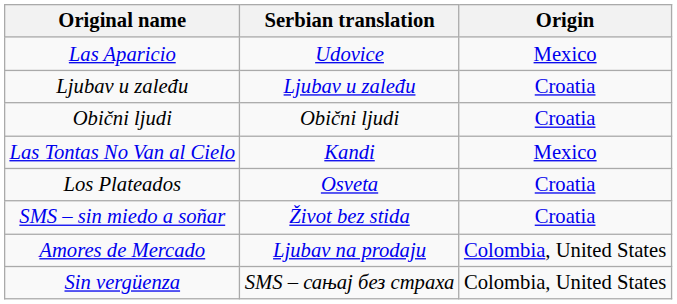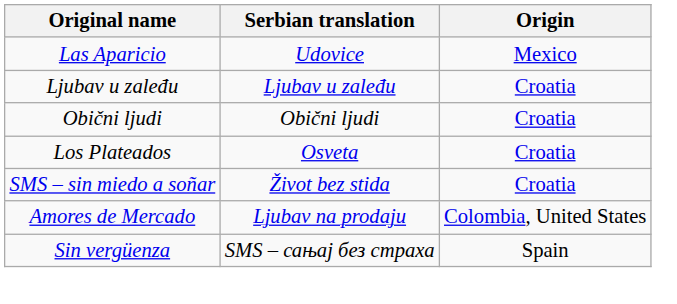- row: (122, 151)
(565, 282) Colombia, United States -> (545, 250) Spain
